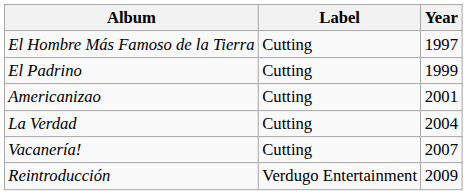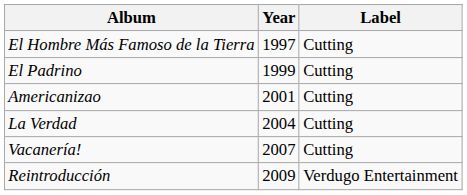columns swapped: (441, 17) <-> (340, 17)
